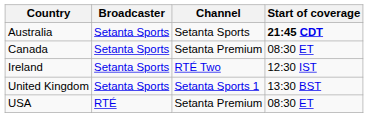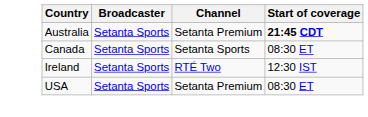(212, 31) Setanta Sports -> (218, 31) Setanta Premium
(218, 49) Setanta Premium -> (212, 49) Setanta Sports
- row: (48, 85)
(105, 103) RTÉ -> (132, 85) Setanta Sports
